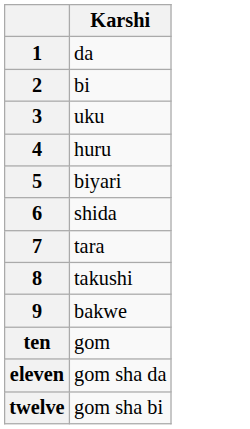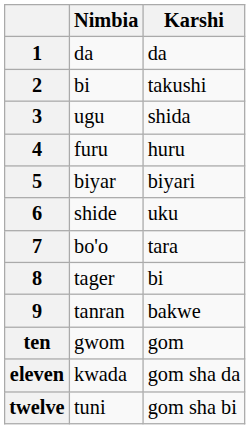+ column: (106, 20)
(82, 85) bi -> (177, 85) takushi
(89, 117) uku -> (169, 117) shida
(95, 213) shida -> (163, 213) uku
(103, 278) takushi -> (156, 278) bi
